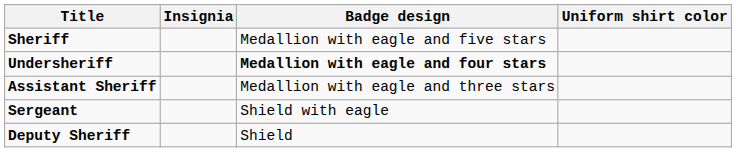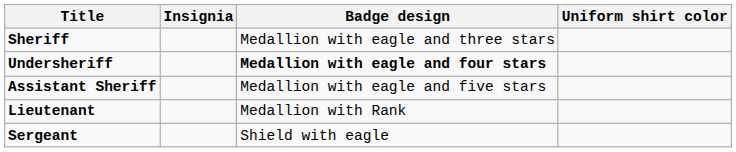(393, 40) Medallion with eagle and five stars -> (398, 40) Medallion with eagle and three stars
(398, 88) Medallion with eagle and three stars -> (393, 88) Medallion with eagle and five stars
+ row: (52, 111)
- row: (69, 135)
